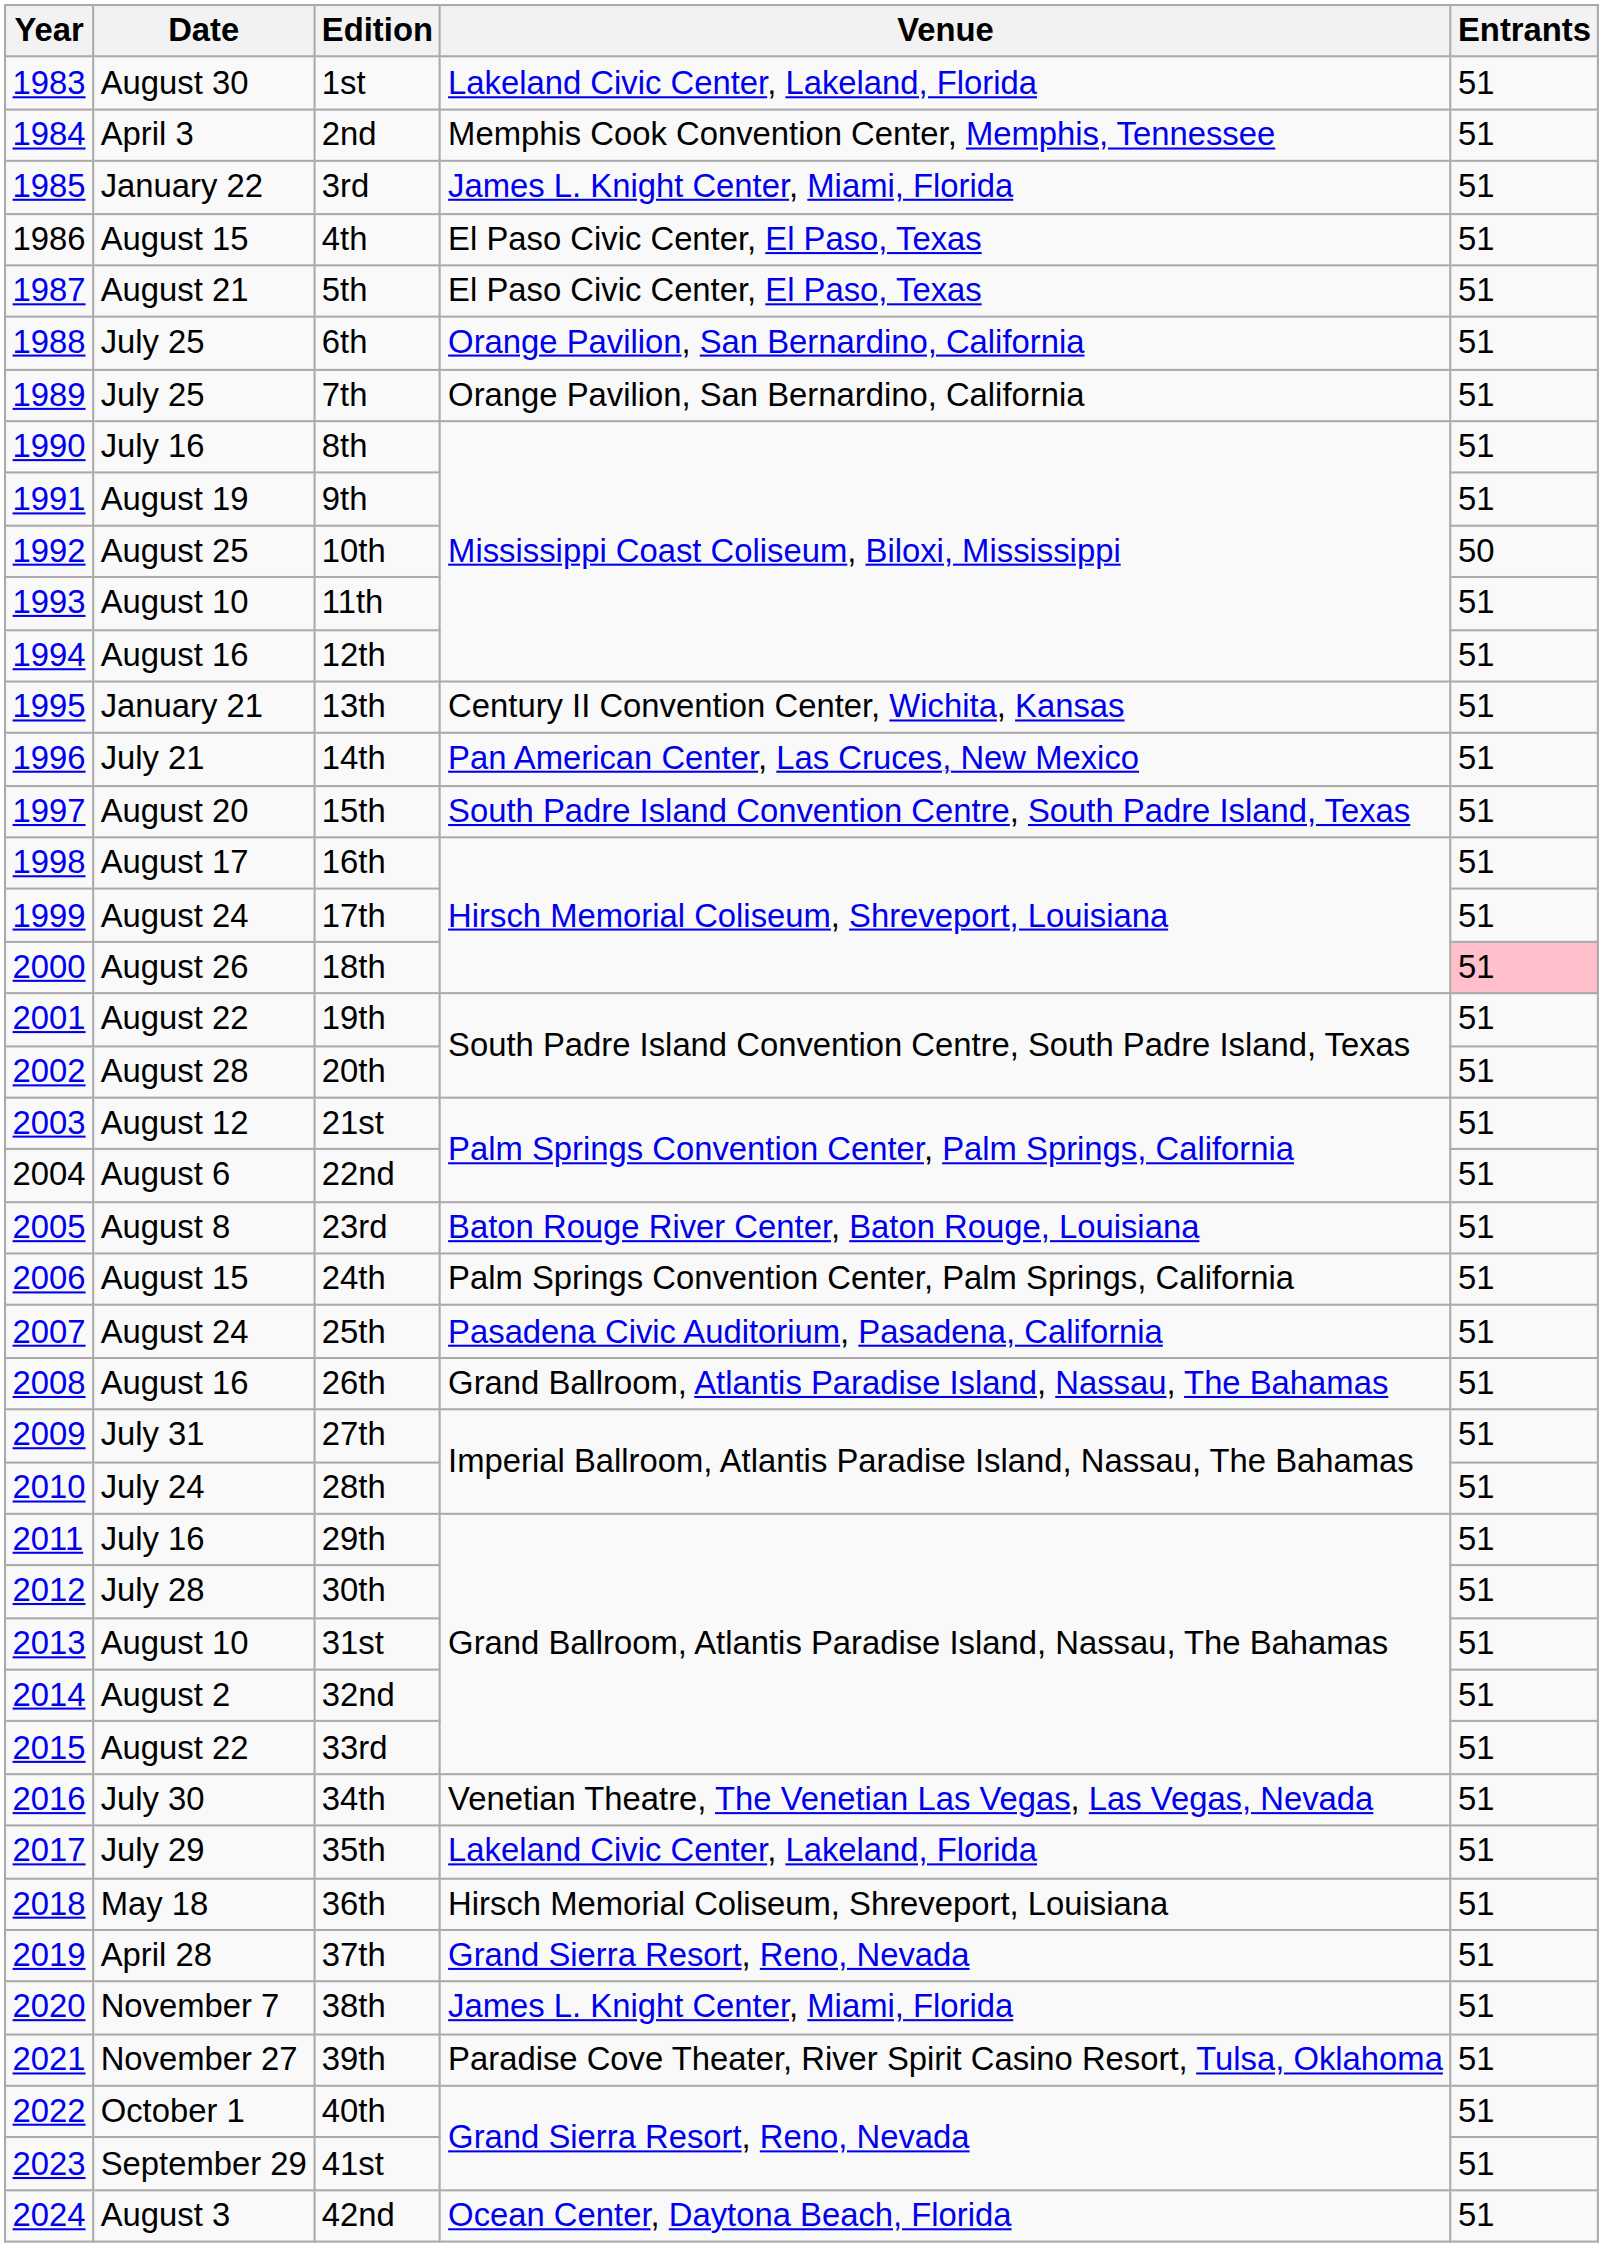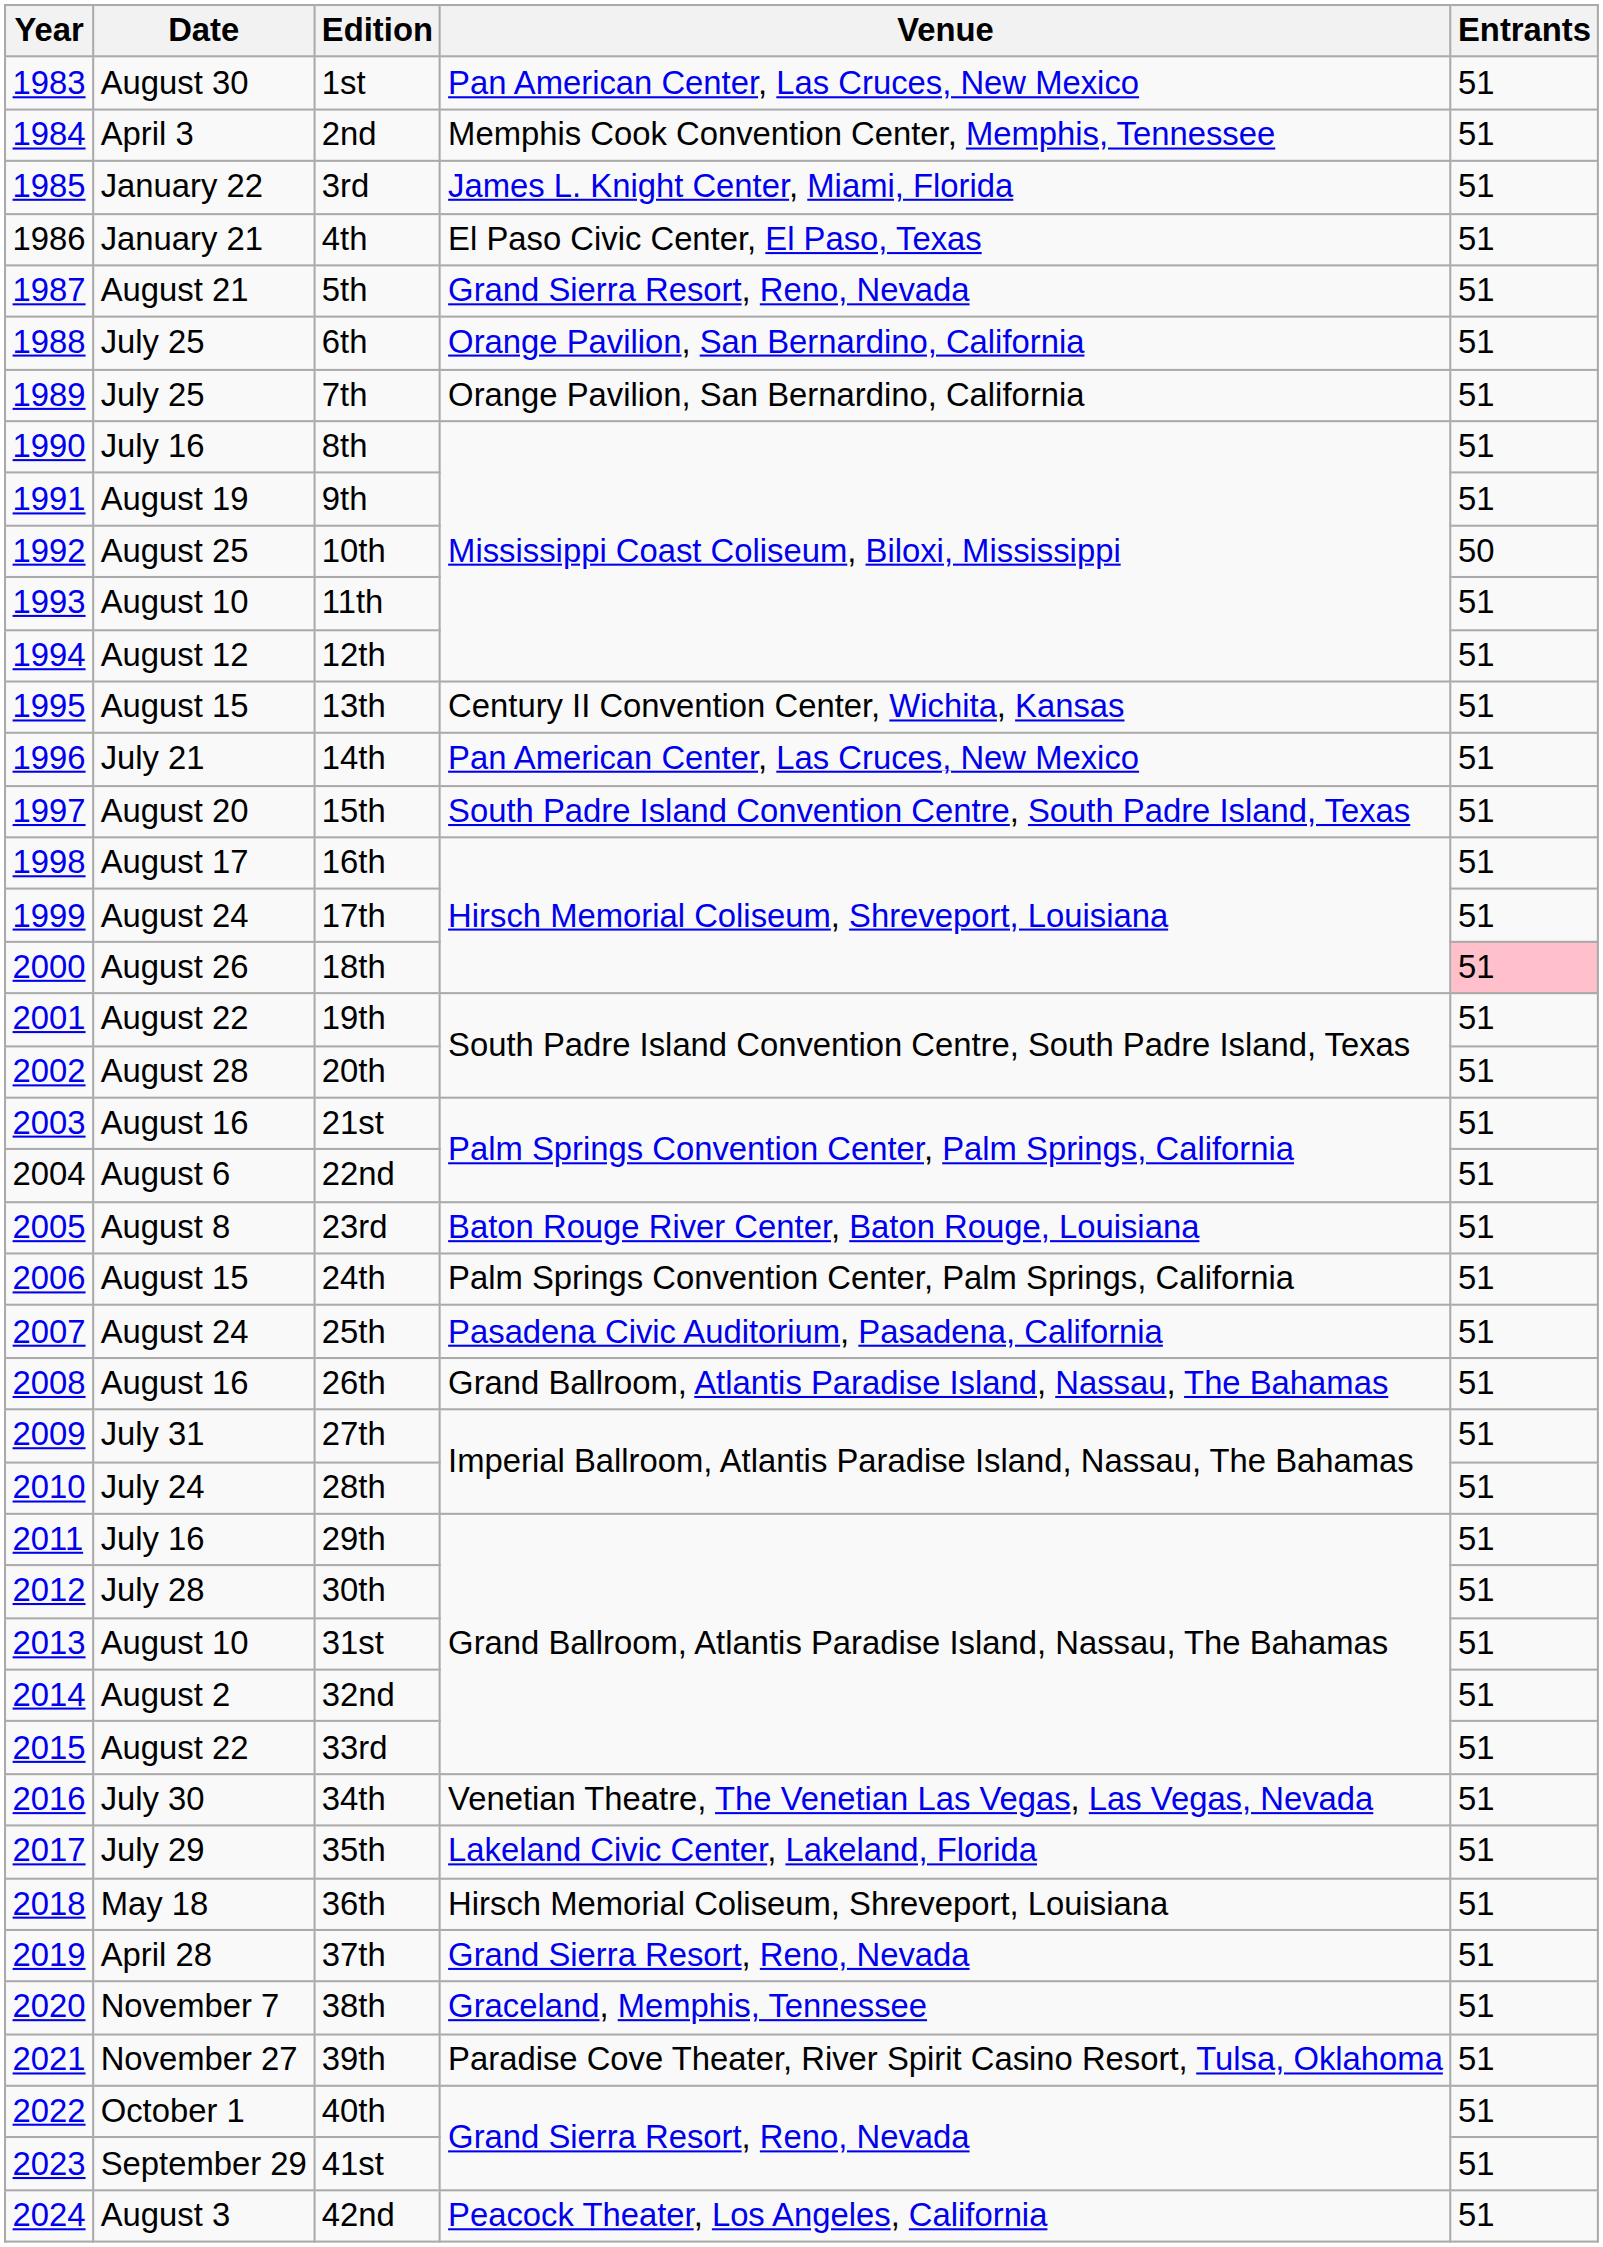(743, 82) Lakeland Civic Center, Lakeland, Florida -> (794, 82) Pan American Center, Las Cruces, New Mexico
(175, 238) August 15 -> (182, 238) January 21
(715, 290) El Paso Civic Center, El Paso, Texas -> (709, 290) Grand Sierra Resort, Reno, Nevada
(175, 654) August 16 -> (175, 654) August 12
(182, 706) January 21 -> (175, 706) August 15
(175, 1122) August 12 -> (175, 1122) August 16
(731, 2007) James L. Knight Center, Miami, Florida -> (688, 2007) Graceland, Memphis, Tennessee
(730, 2215) Ocean Center, Daytona Beach, Florida -> (748, 2215) Peacock Theater, Los Angeles, California
